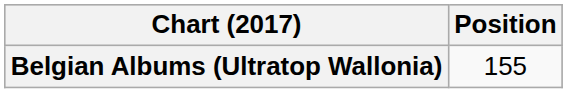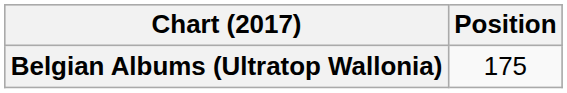(505, 66) 155 -> (505, 66) 175
